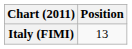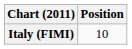(102, 34) 13 -> (102, 34) 10
